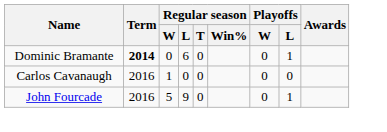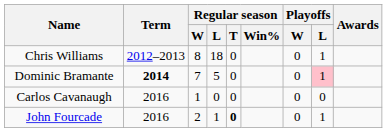+ row: (64, 55)
(169, 55) 0 -> (198, 76) 7
(186, 55) 6 -> (216, 76) 5
(290, 55) no background -> (323, 76) pink background
(169, 96) 5 -> (198, 117) 2
(186, 96) 9 -> (216, 117) 1
(200, 96) normal -> (233, 117) bold
